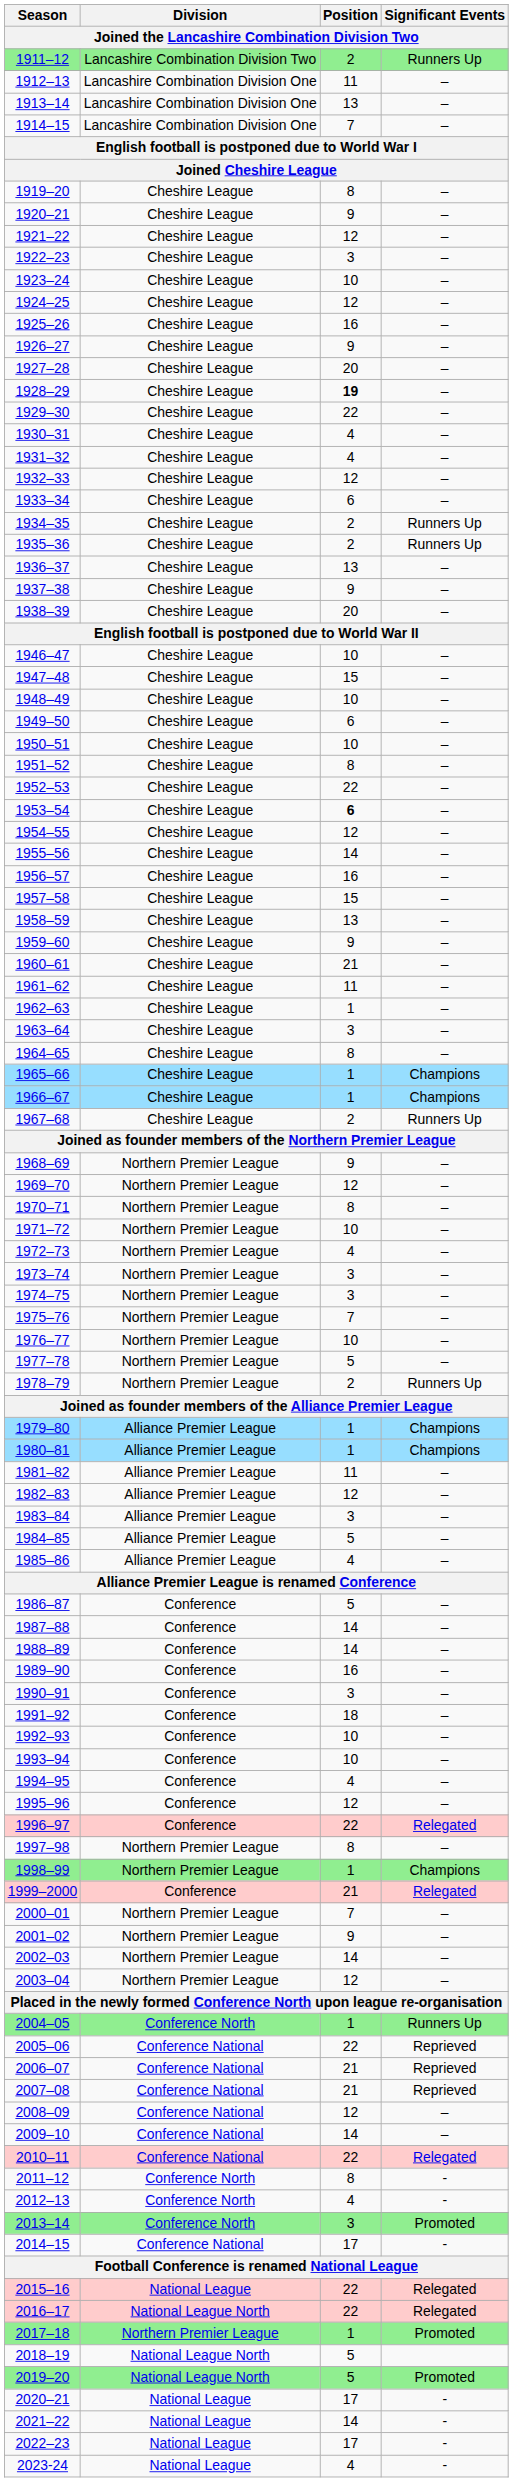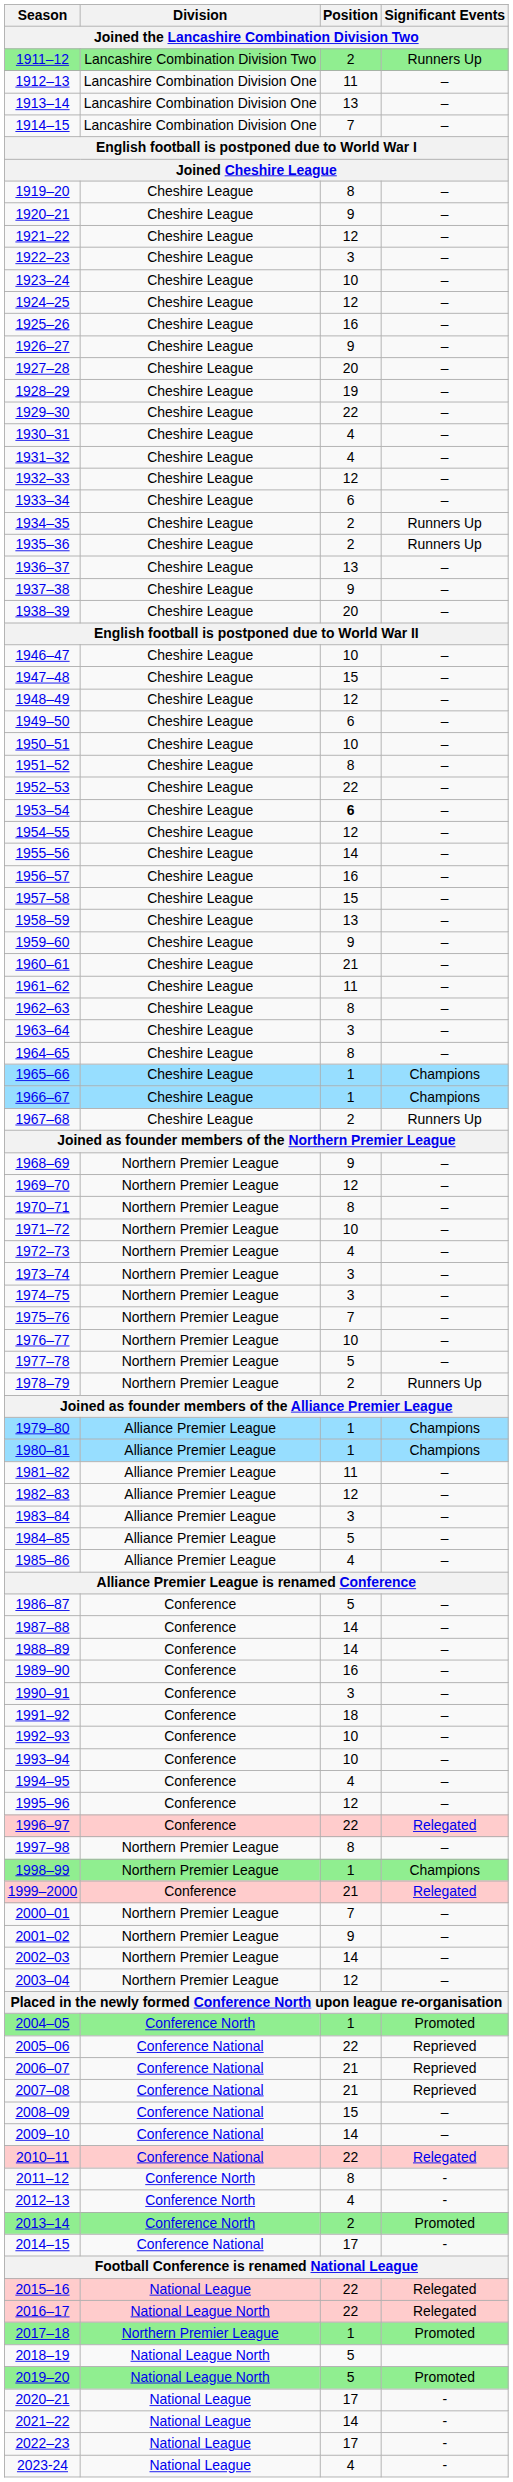(351, 390) bold -> (351, 390) normal
(351, 699) 10 -> (351, 699) 12
(351, 1008) 1 -> (351, 1008) 8
(445, 2024) Runners Up -> (445, 2024) Promoted
(351, 2112) 12 -> (351, 2112) 15
(351, 2223) 3 -> (351, 2223) 2
